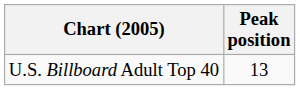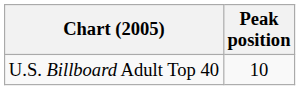(259, 69) 13 -> (259, 69) 10
